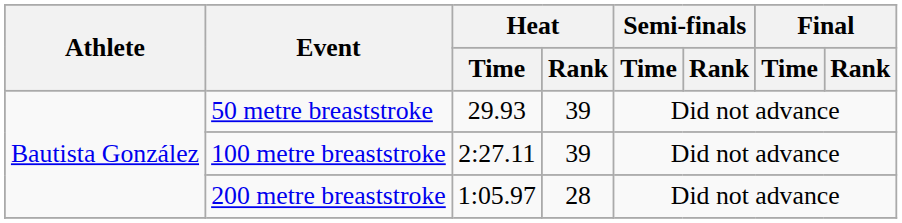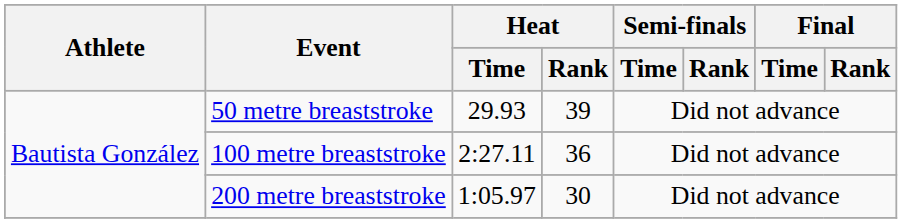(578, 153) 39 -> (578, 153) 36
(578, 196) 28 -> (578, 196) 30
